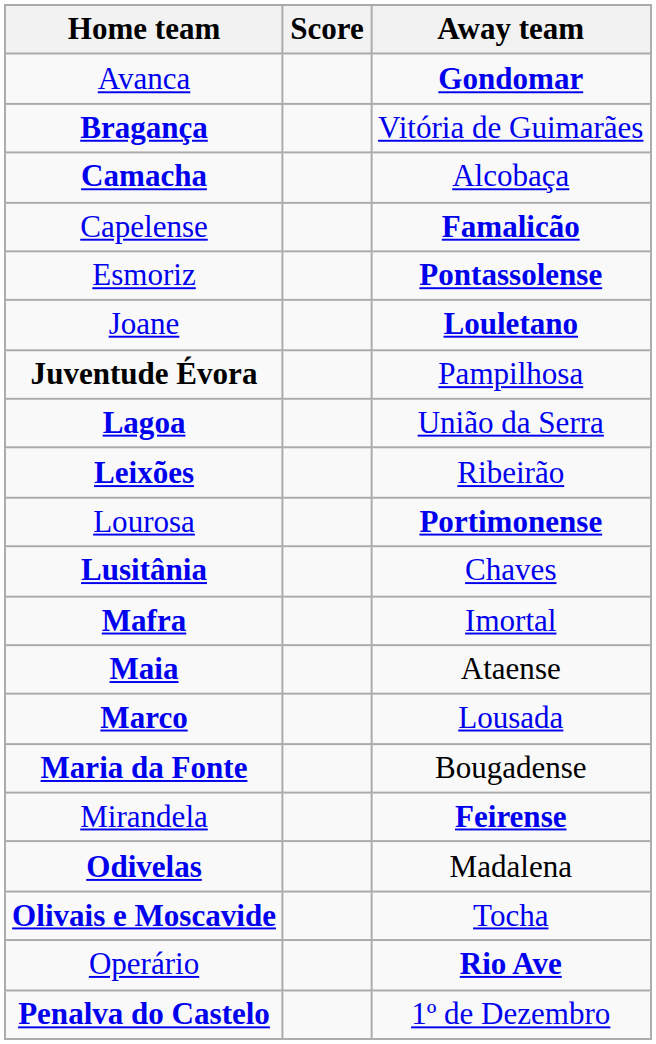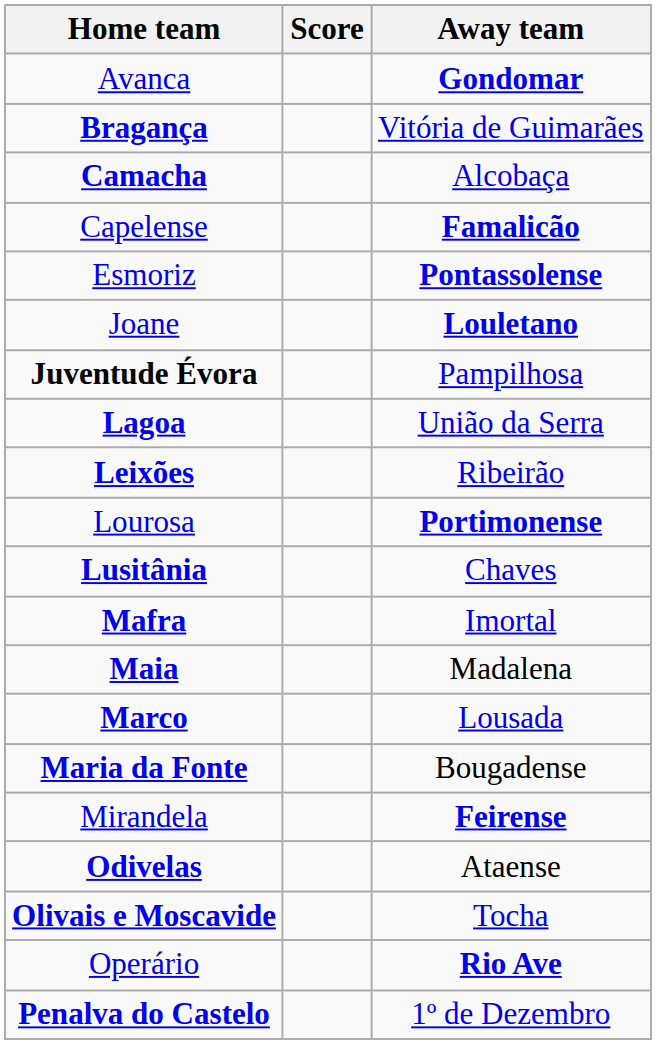(511, 669) Ataense -> (511, 669) Madalena
(511, 865) Madalena -> (511, 865) Ataense
